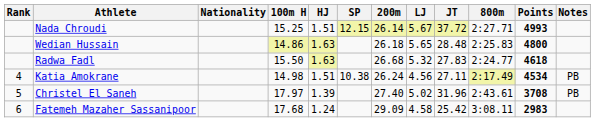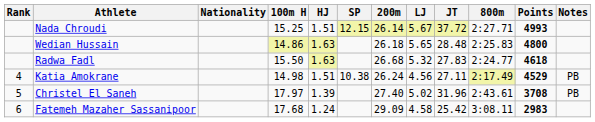(536, 77) 4534 -> (536, 77) 4529
